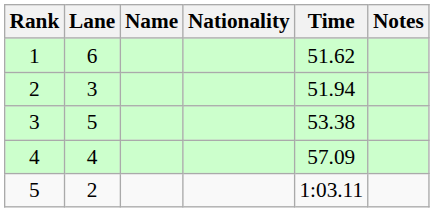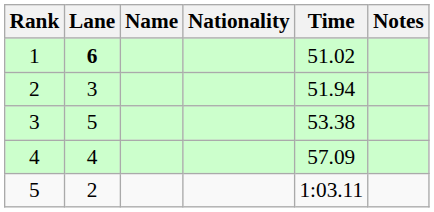(92, 55) normal -> (92, 55) bold
(331, 55) 51.62 -> (331, 55) 51.02
